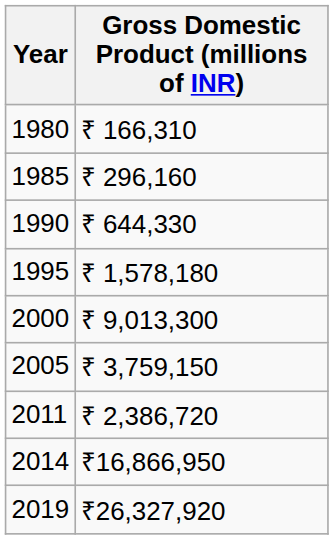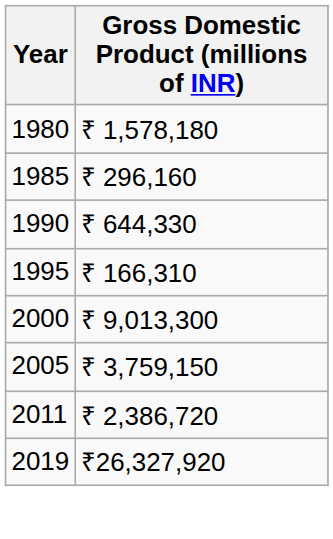(139, 130) ₹ 166,310 -> (150, 130) ₹ 1,578,180
(150, 273) ₹ 1,578,180 -> (139, 273) ₹ 166,310
- row: (40, 461)
